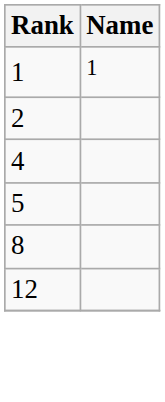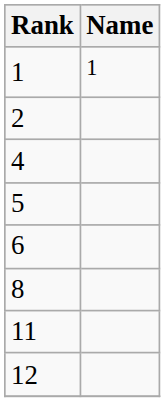+ row: (18, 246)
+ row: (24, 331)
